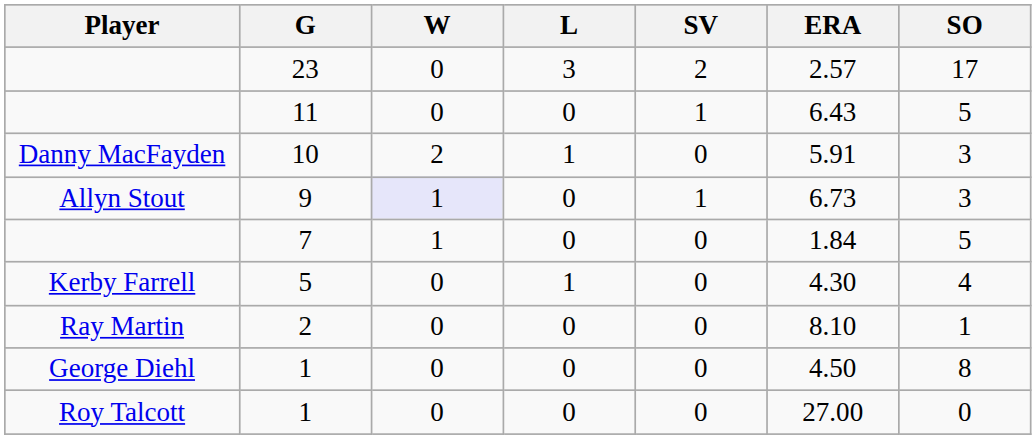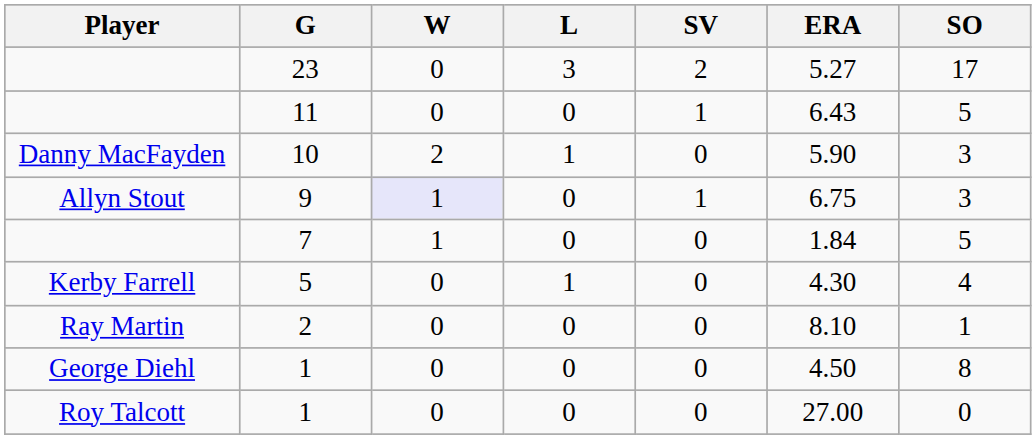(833, 68) 2.57 -> (833, 68) 5.27
(833, 154) 5.91 -> (833, 154) 5.90
(833, 197) 6.73 -> (833, 197) 6.75
